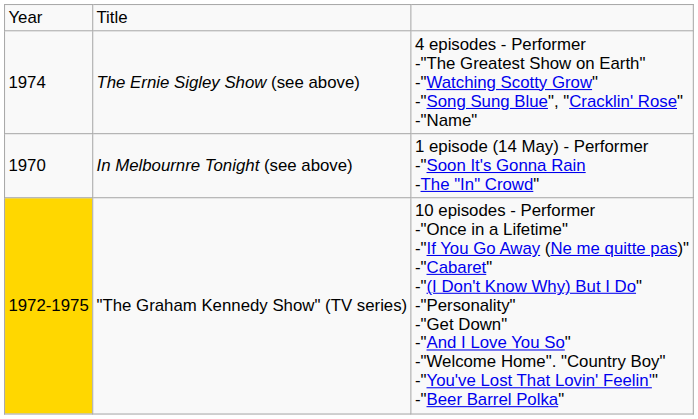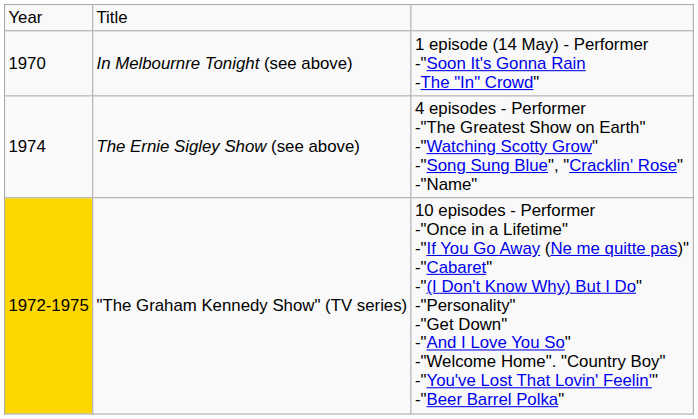rows swapped: (225, 165) <-> (228, 82)
